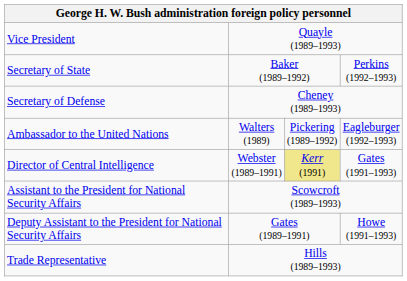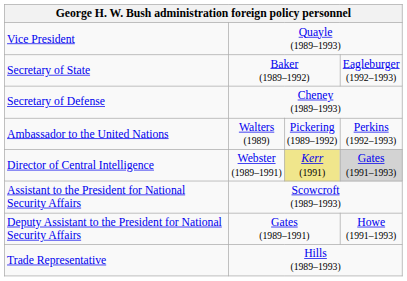(371, 70) Perkins (1992–1993) -> (371, 70) Eagleburger (1992–1993)
(371, 133) Eagleburger (1992–1993) -> (371, 133) Perkins (1992–1993)
(371, 165) no background -> (371, 165) lightgrey background
